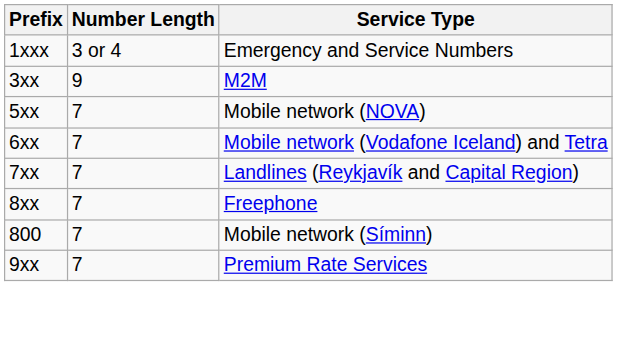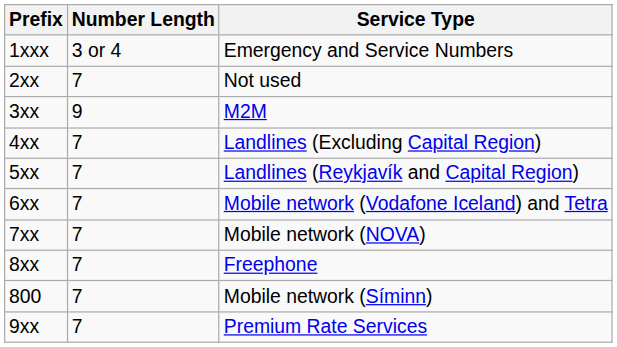+ row: (24, 81)
+ row: (24, 142)
(325, 111) Mobile network (NOVA) -> (401, 173) Landlines (Reykjavík and Capital Region)
(401, 173) Landlines (Reykjavík and Capital Region) -> (325, 234) Mobile network (NOVA)
